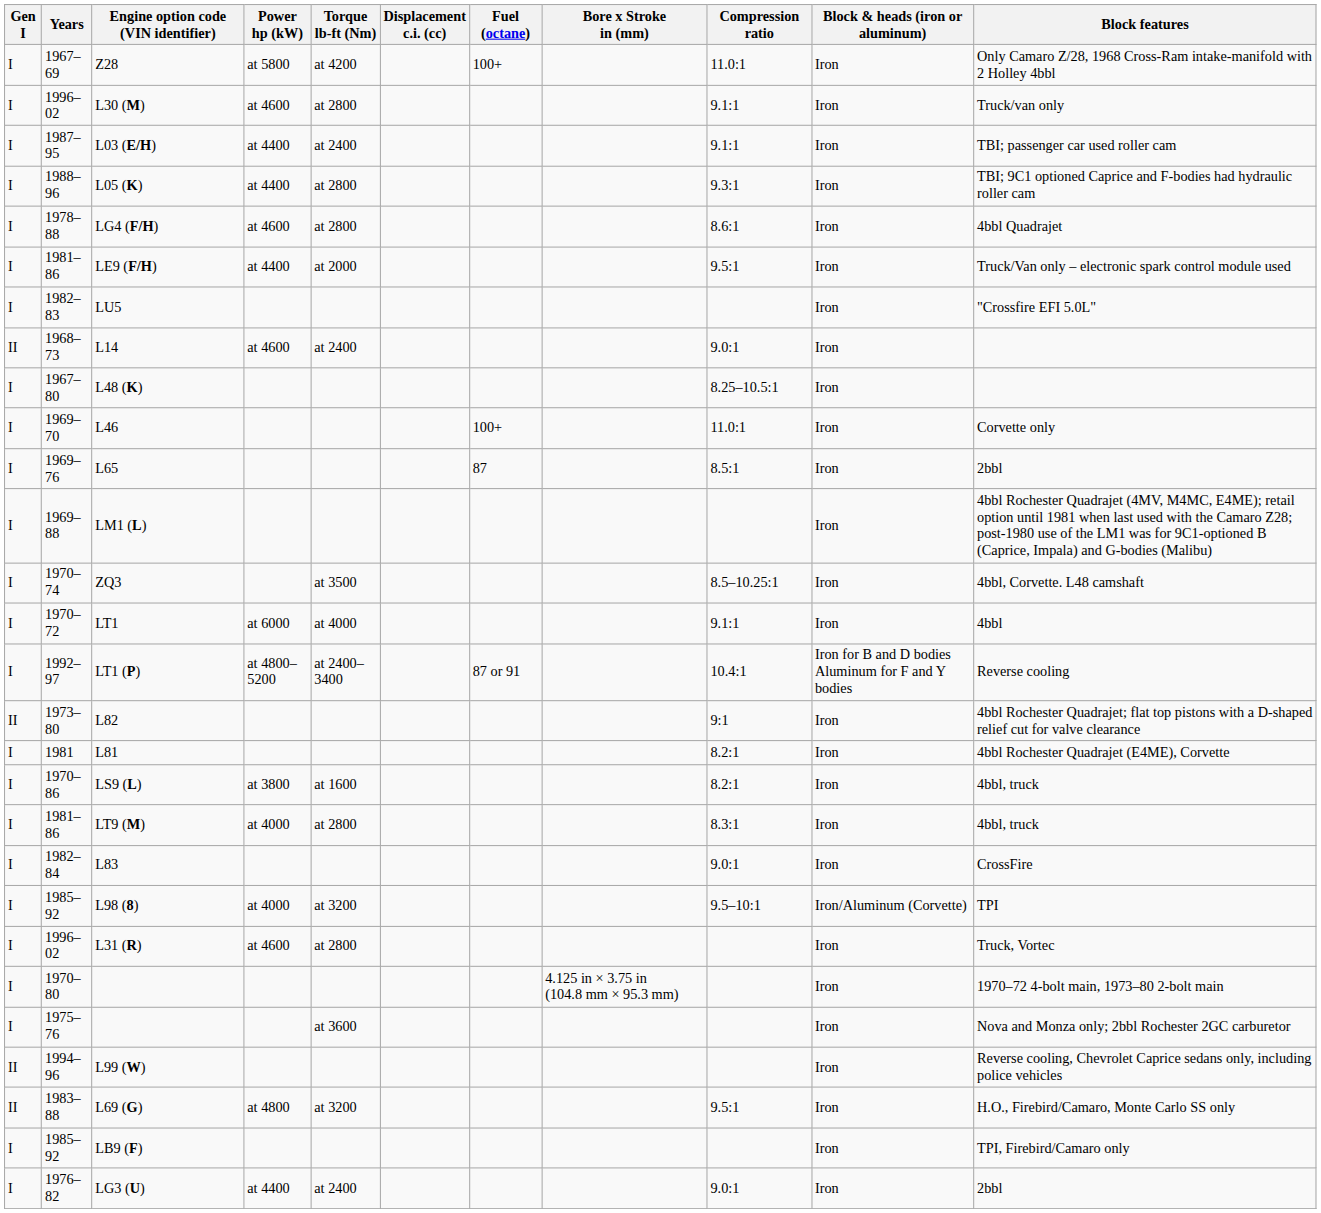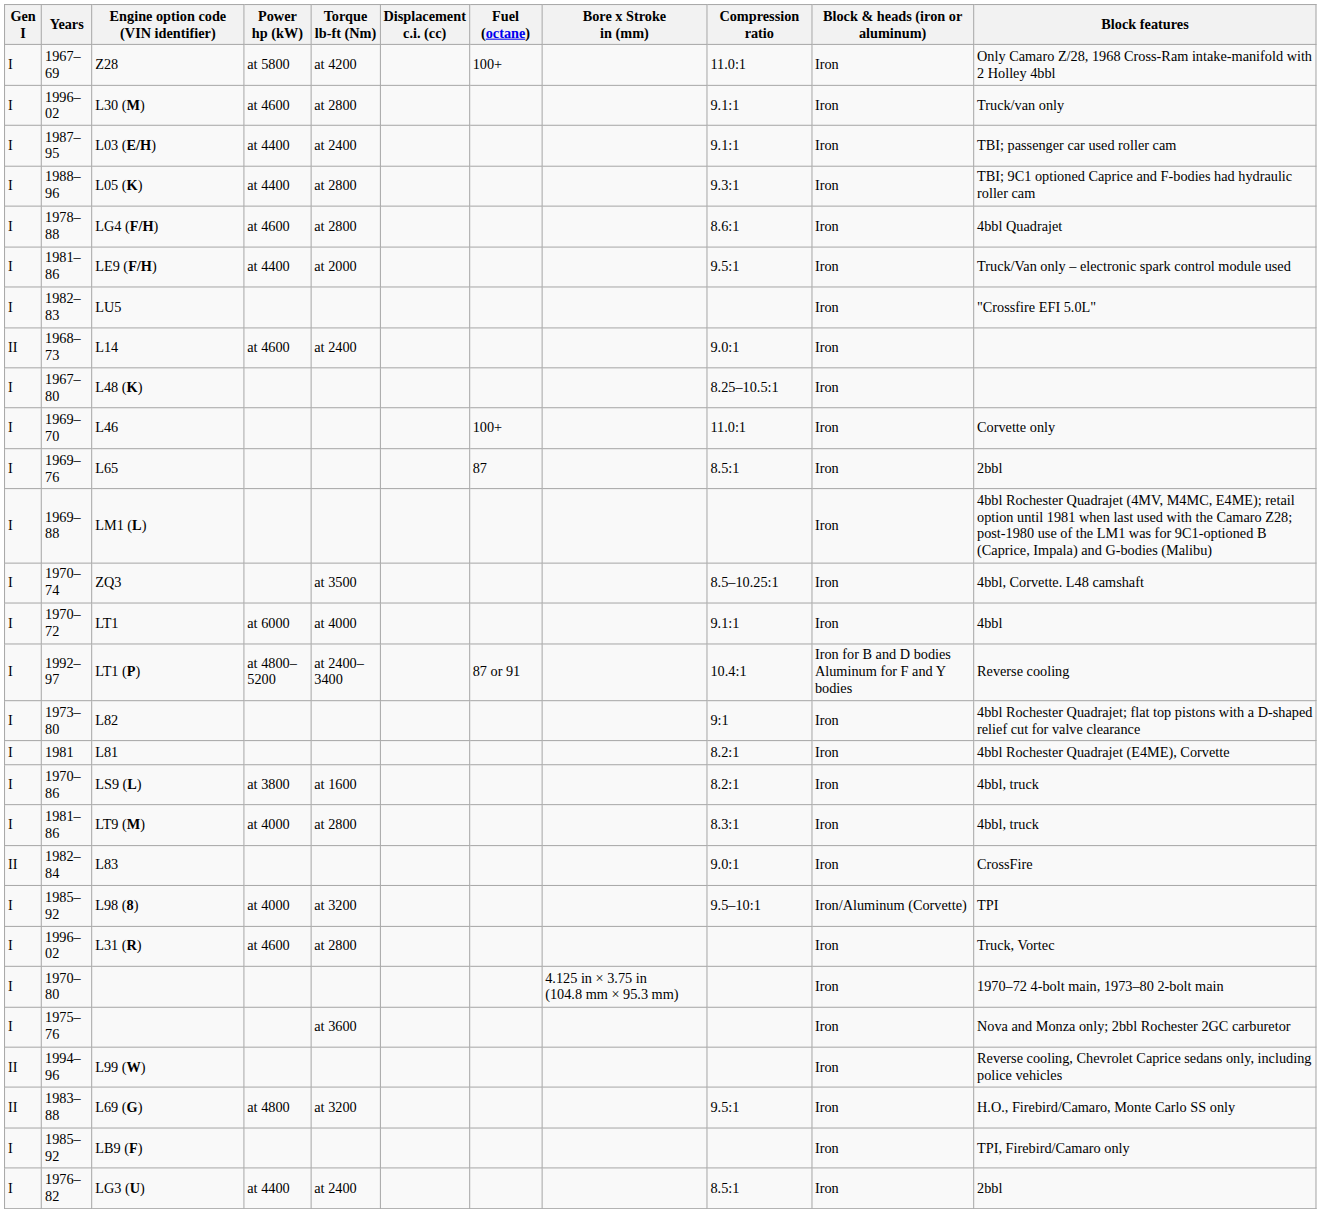(13, 720) II -> (10, 720) I
(10, 865) I -> (13, 865) II
(725, 1187) 9.0:1 -> (725, 1187) 8.5:1
